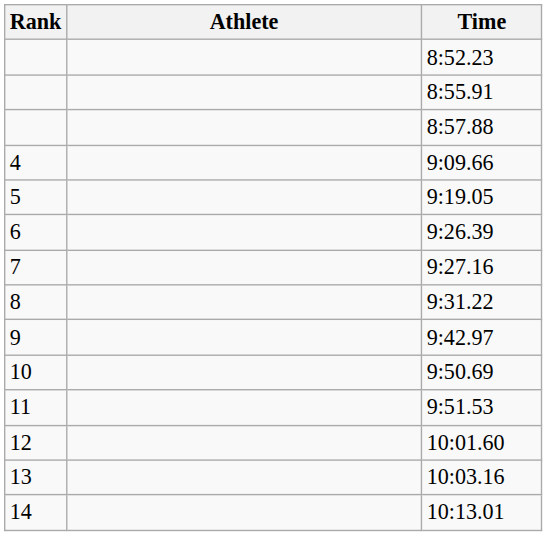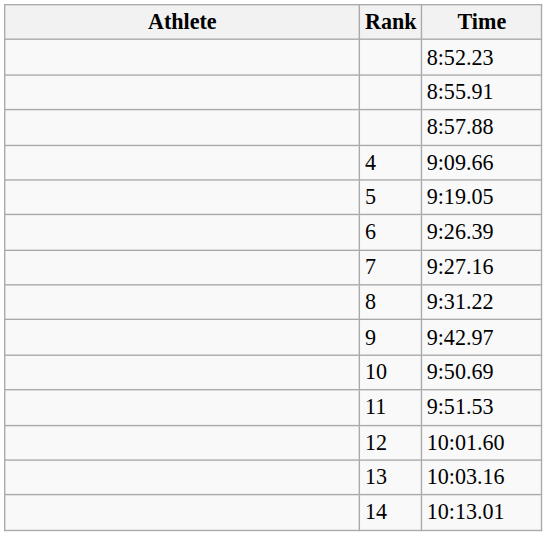columns swapped: (36, 22) <-> (244, 22)
